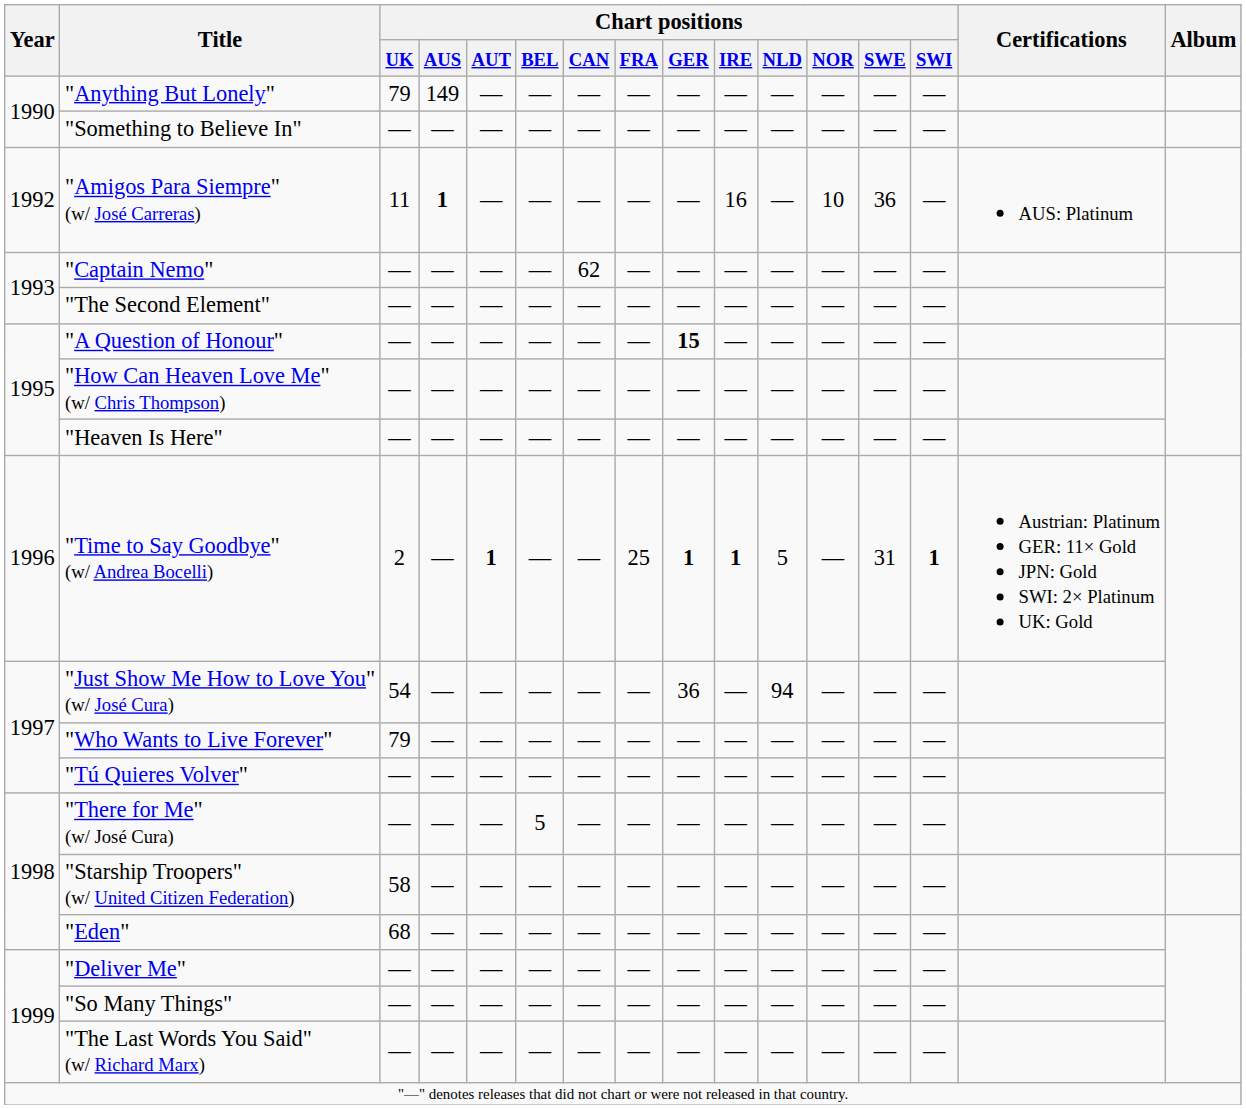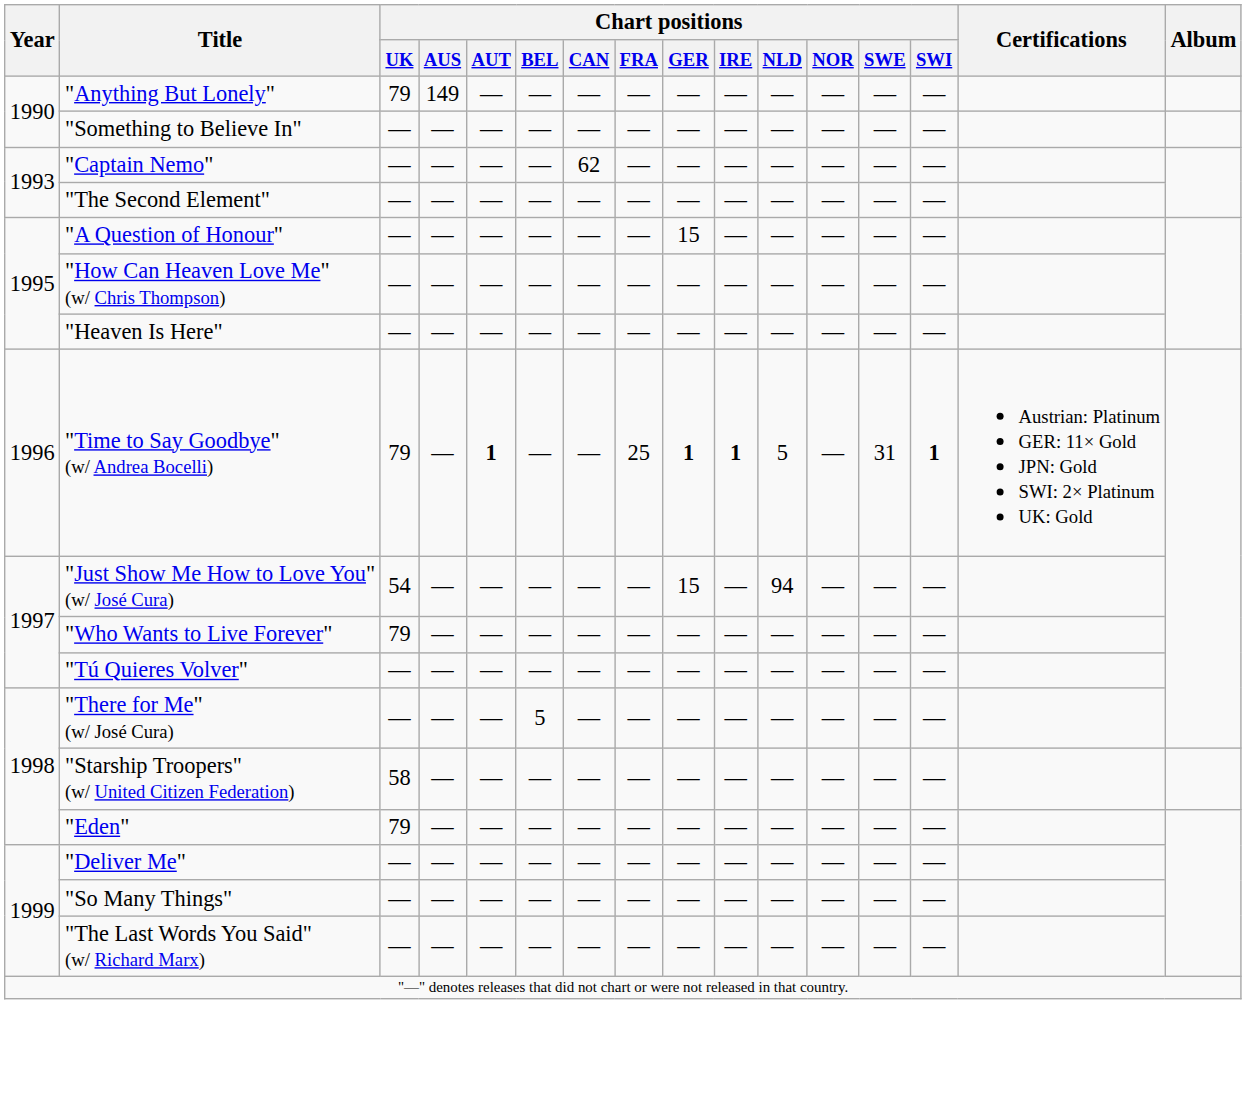- row: (172, 199)
(689, 340) bold -> (689, 235) normal
(399, 558) 2 -> (399, 452) 79
(689, 691) 36 -> (689, 586) 15
(399, 932) 68 -> (399, 826) 79
